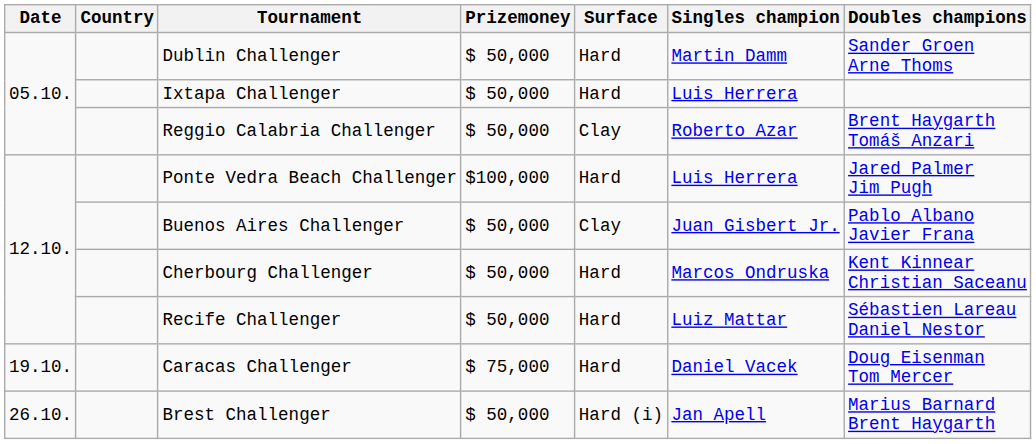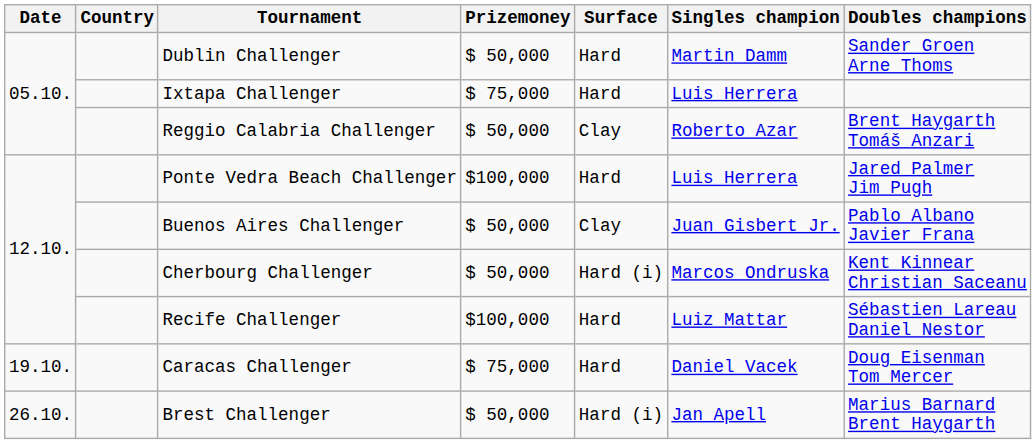(507, 93) $ 50,000 -> (507, 93) $ 75,000
(600, 273) Hard -> (621, 273) Hard (i)
(507, 320) $ 50,000 -> (507, 320) $100,000
